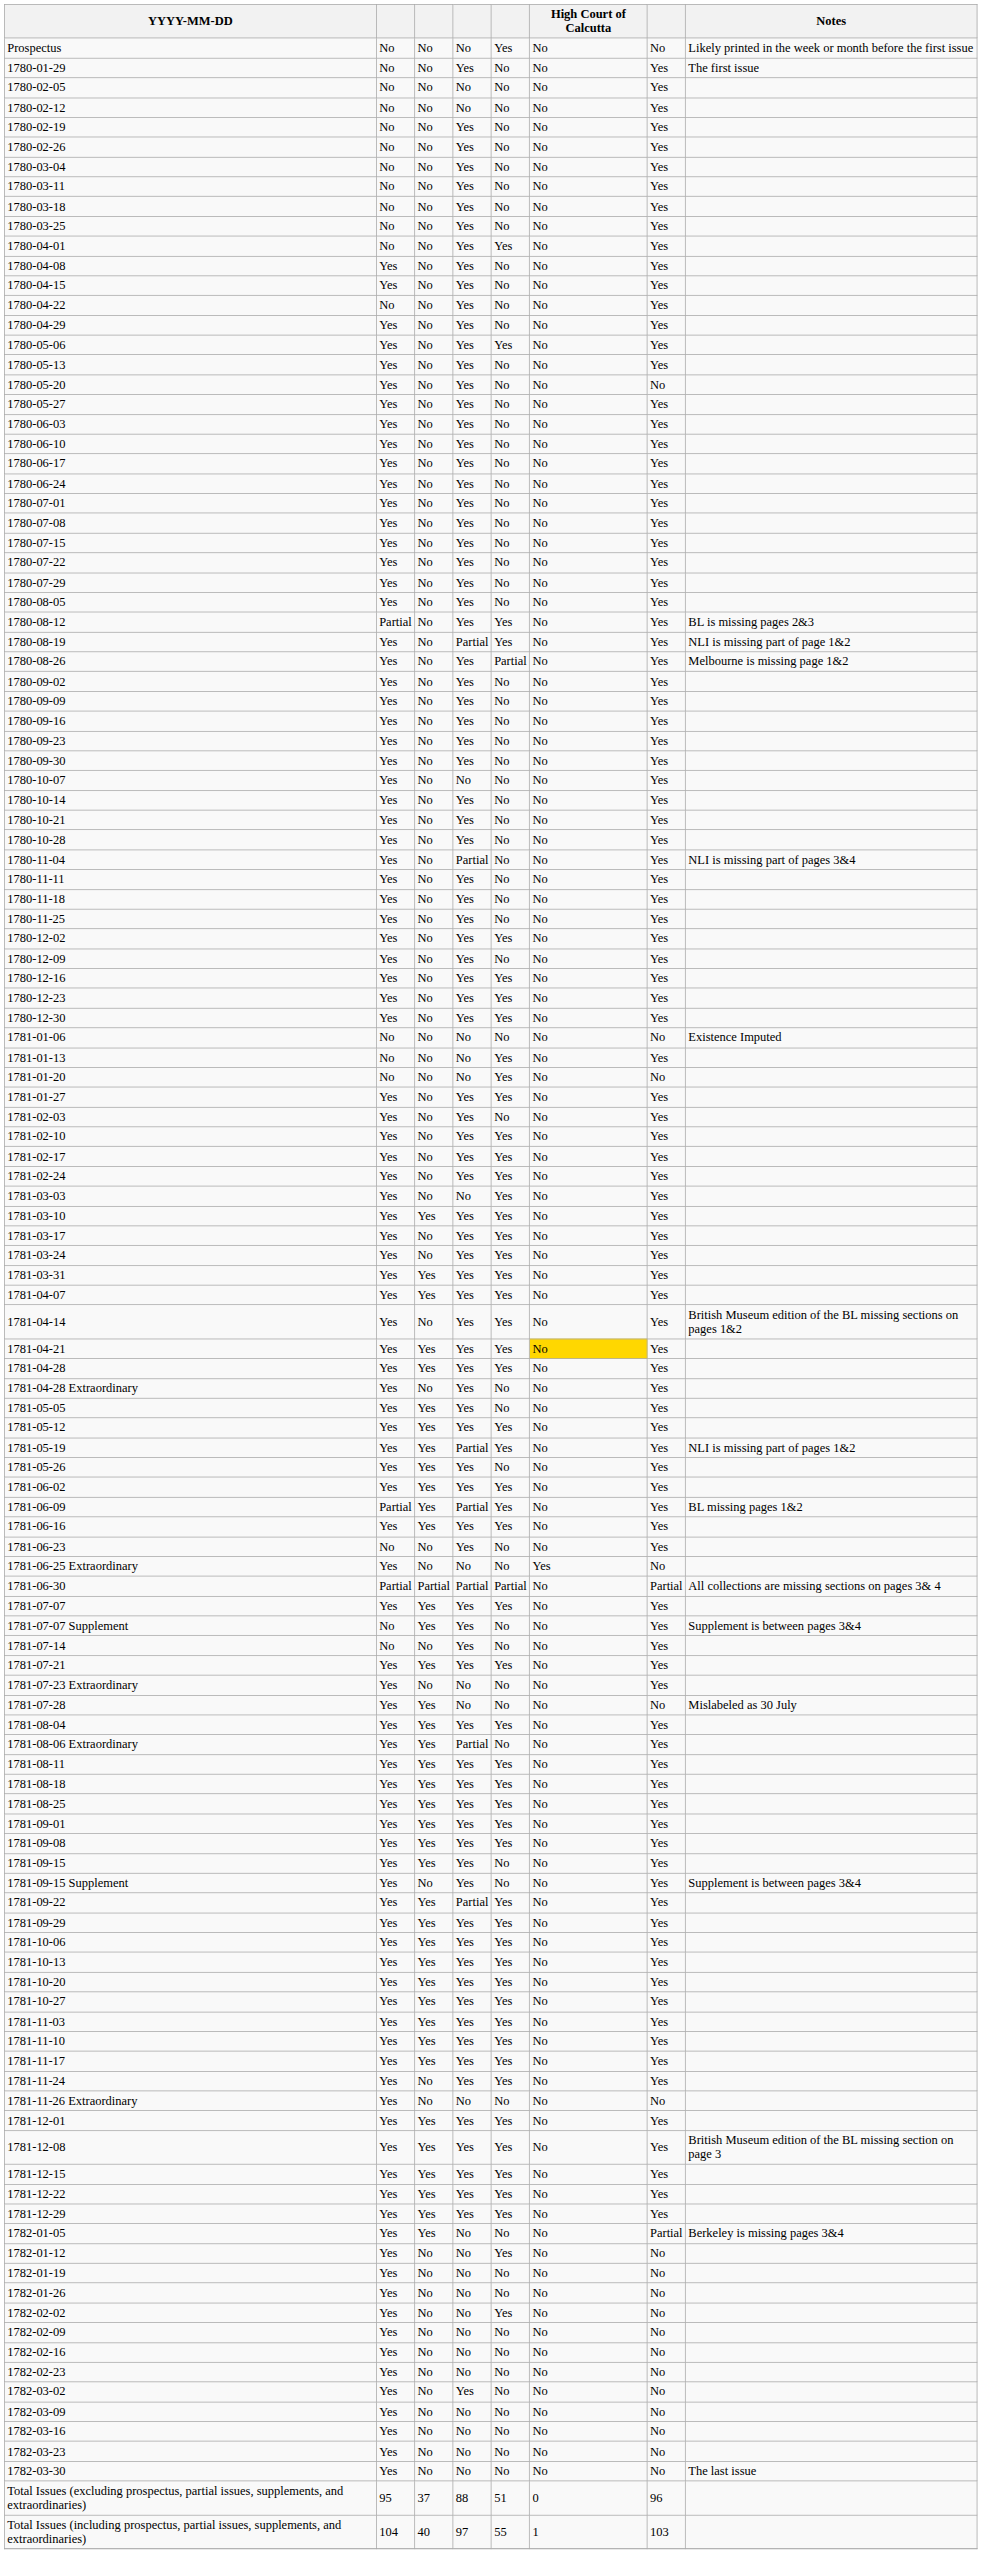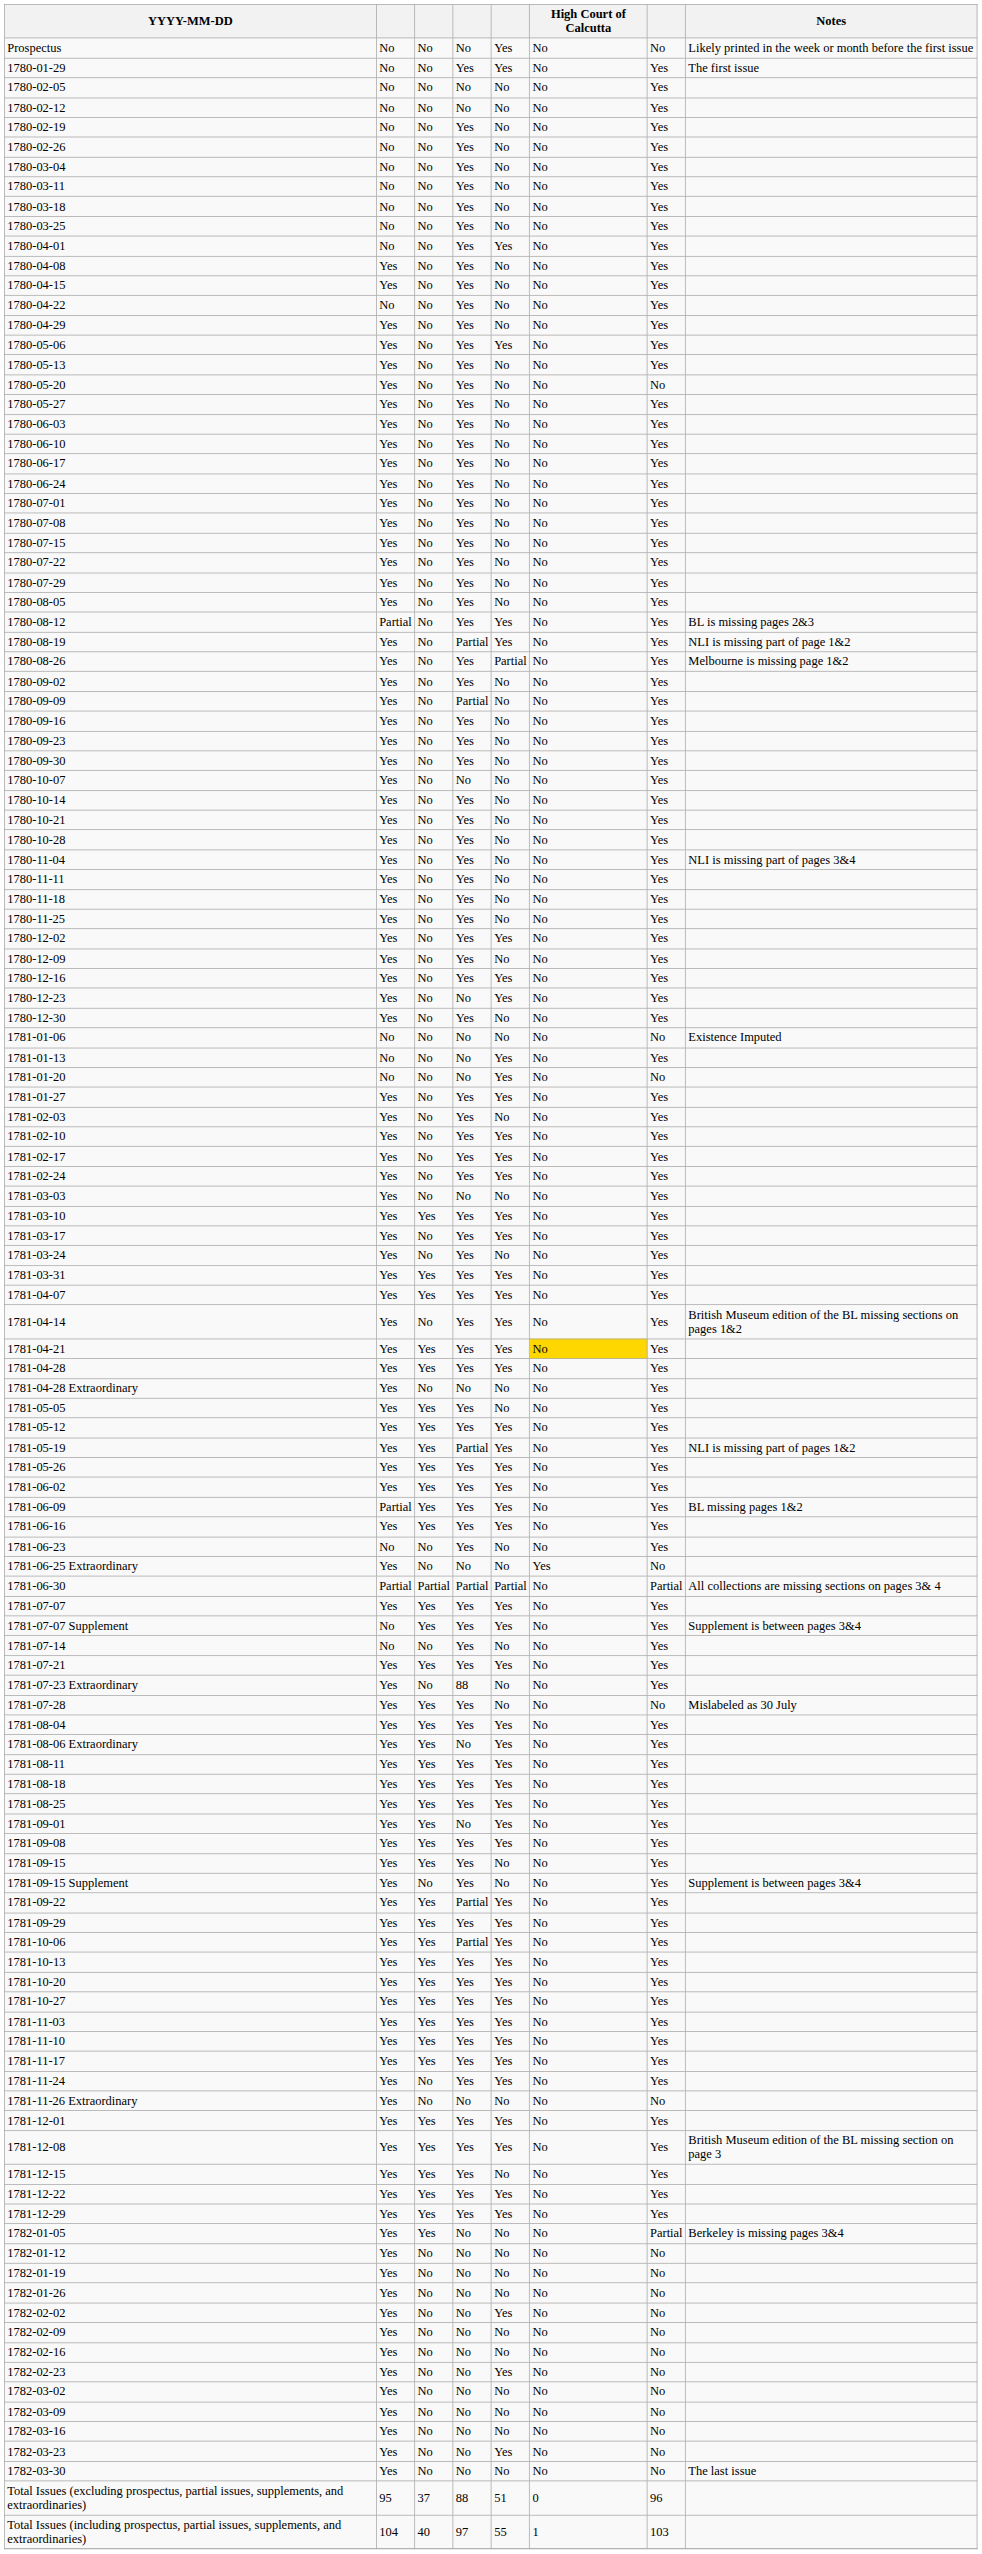(502, 68) No -> (503, 68) Yes
(465, 701) Yes -> (472, 701) Partial
(472, 859) Partial -> (465, 859) Yes
(465, 998) Yes -> (463, 998) No
(503, 1018) Yes -> (502, 1018) No
(503, 1196) Yes -> (502, 1196) No
(503, 1255) Yes -> (502, 1255) No
(465, 1388) Yes -> (463, 1388) No
(502, 1467) No -> (503, 1467) Yes
(472, 1507) Partial -> (465, 1507) Yes
(502, 1625) No -> (503, 1625) Yes
(463, 1685) No -> (462, 1685) 88
(463, 1705) No -> (465, 1705) Yes
(472, 1744) Partial -> (463, 1744) No
(502, 1744) No -> (503, 1744) Yes
(465, 1823) Yes -> (463, 1823) No
(465, 1942) Yes -> (472, 1942) Partial
(503, 2174) Yes -> (502, 2174) No
(503, 2253) Yes -> (502, 2253) No
(502, 2372) No -> (503, 2372) Yes
(465, 2392) Yes -> (463, 2392) No
(502, 2451) No -> (503, 2451) Yes
